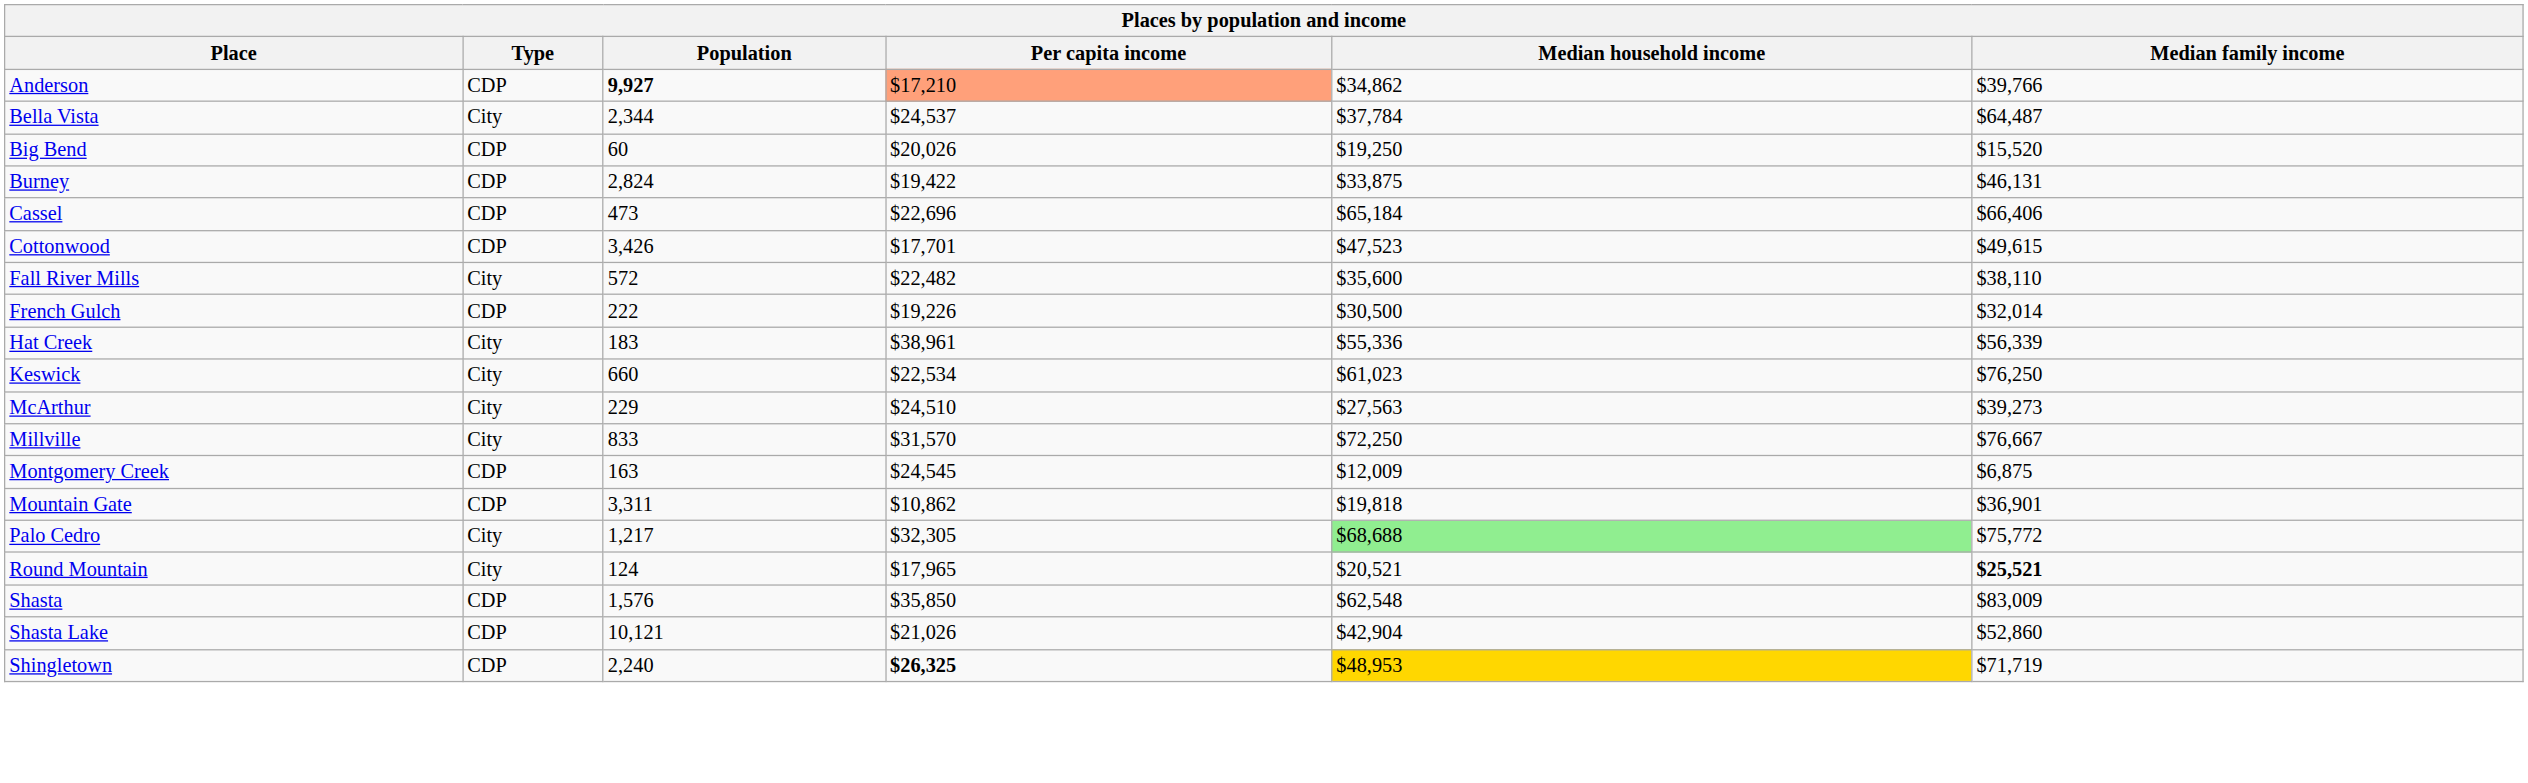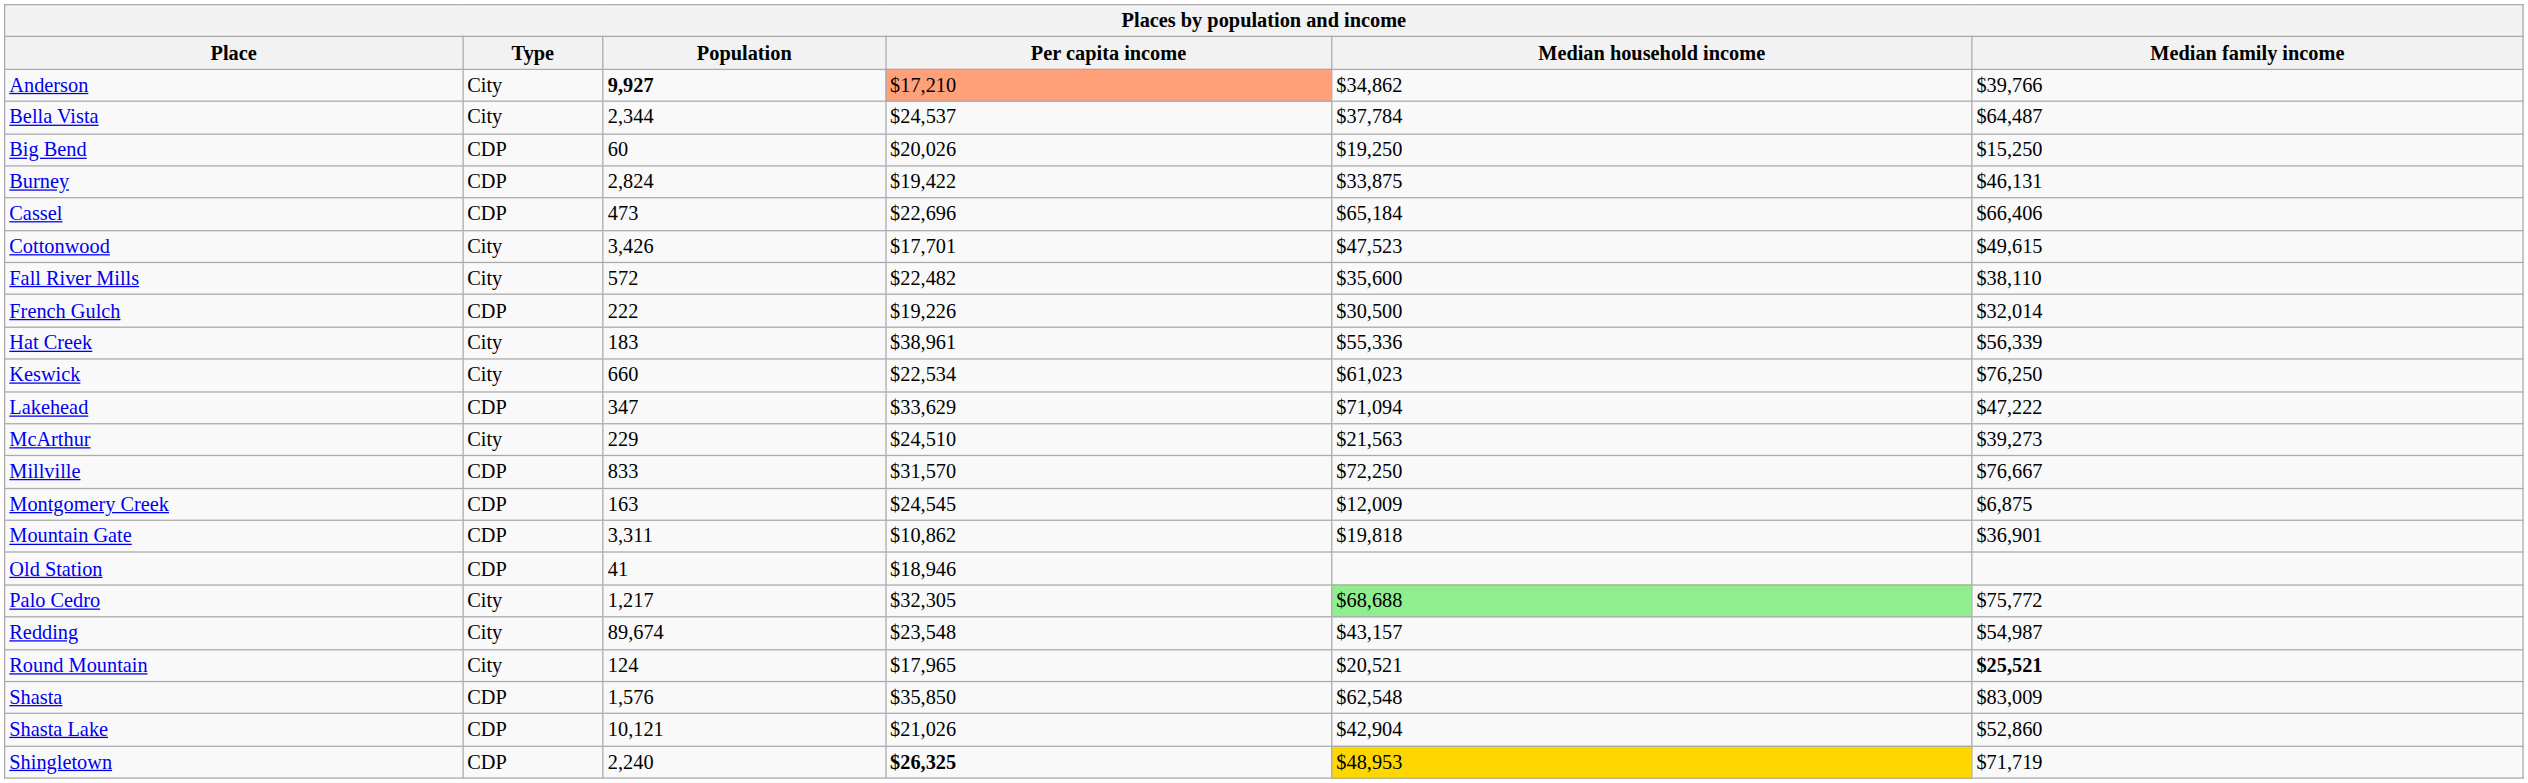(487, 85) CDP -> (485, 85) City
(2009, 149) $15,520 -> (2009, 149) $15,250
(487, 246) CDP -> (485, 246) City
+ row: (49, 407)
(1369, 407) $27,563 -> (1369, 439) $21,563
(485, 439) City -> (487, 471) CDP
+ row: (56, 568)
+ row: (44, 632)
